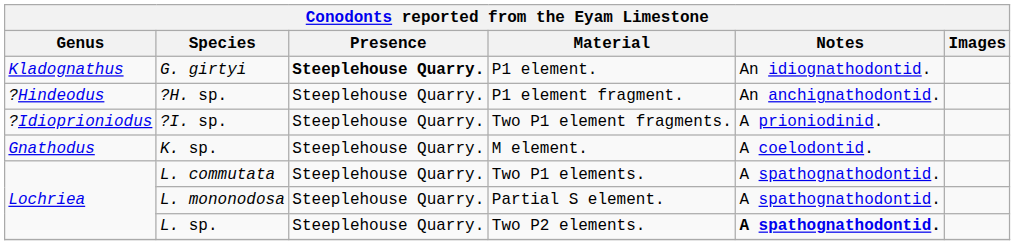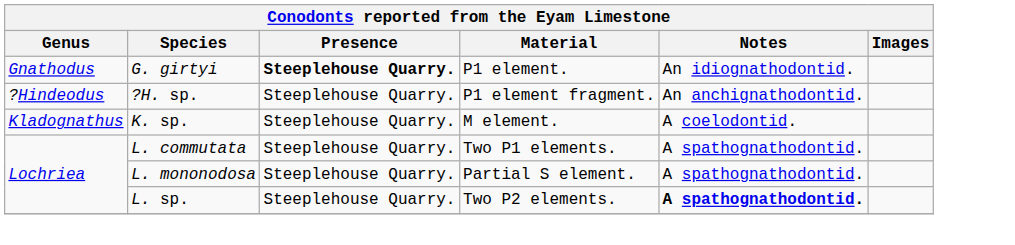(66, 70) Kladognathus -> (52, 70) Gnathodus
- row: (194, 122)
(52, 148) Gnathodus -> (66, 122) Kladognathus
